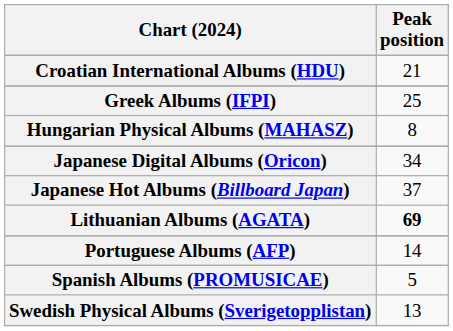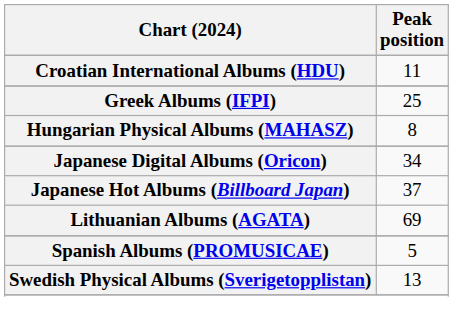(412, 70) 21 -> (412, 70) 11
(412, 220) bold -> (412, 220) normal
- row: (190, 250)
